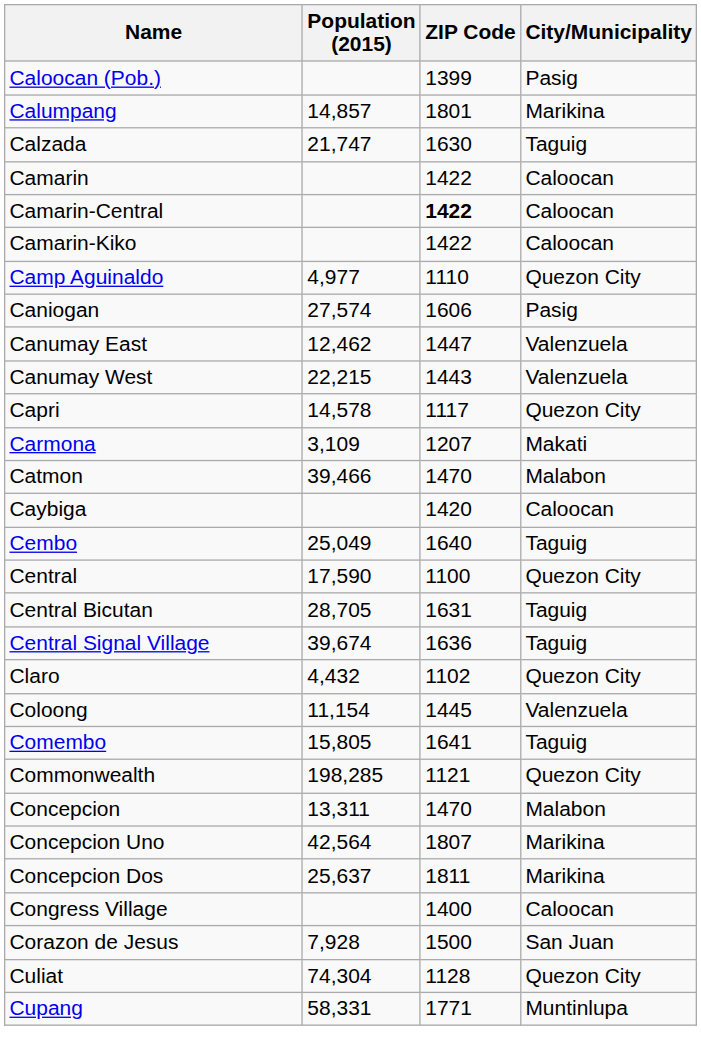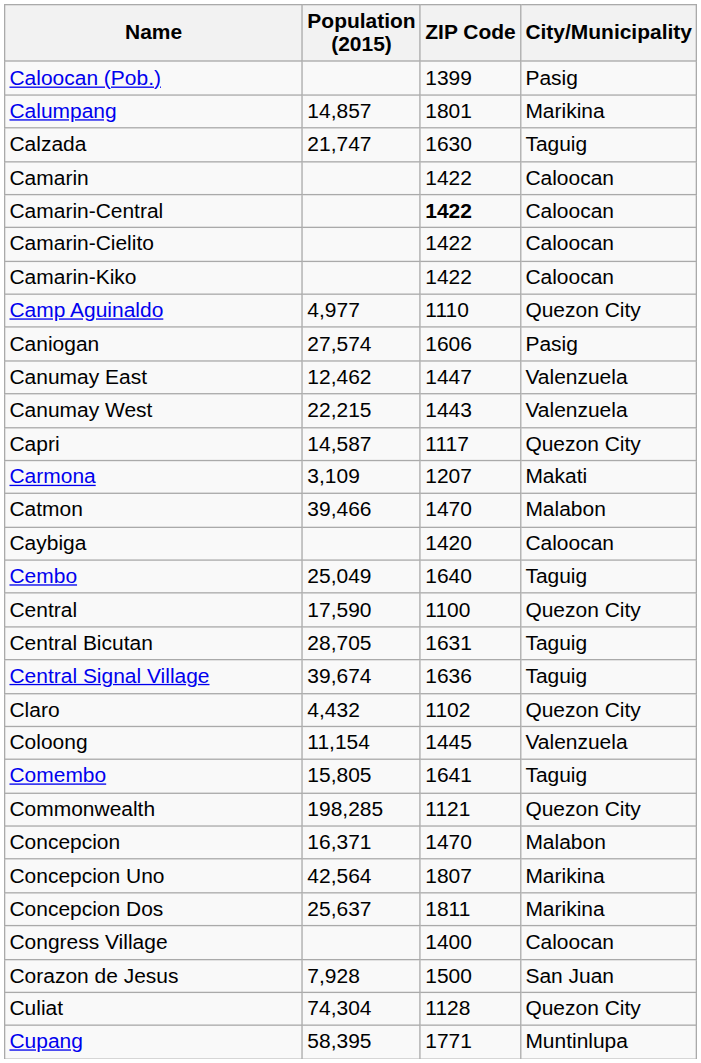+ row: (82, 244)
(339, 410) 14,578 -> (339, 443) 14,587
(339, 809) 13,311 -> (339, 842) 16,371
(339, 1008) 58,331 -> (339, 1041) 58,395
